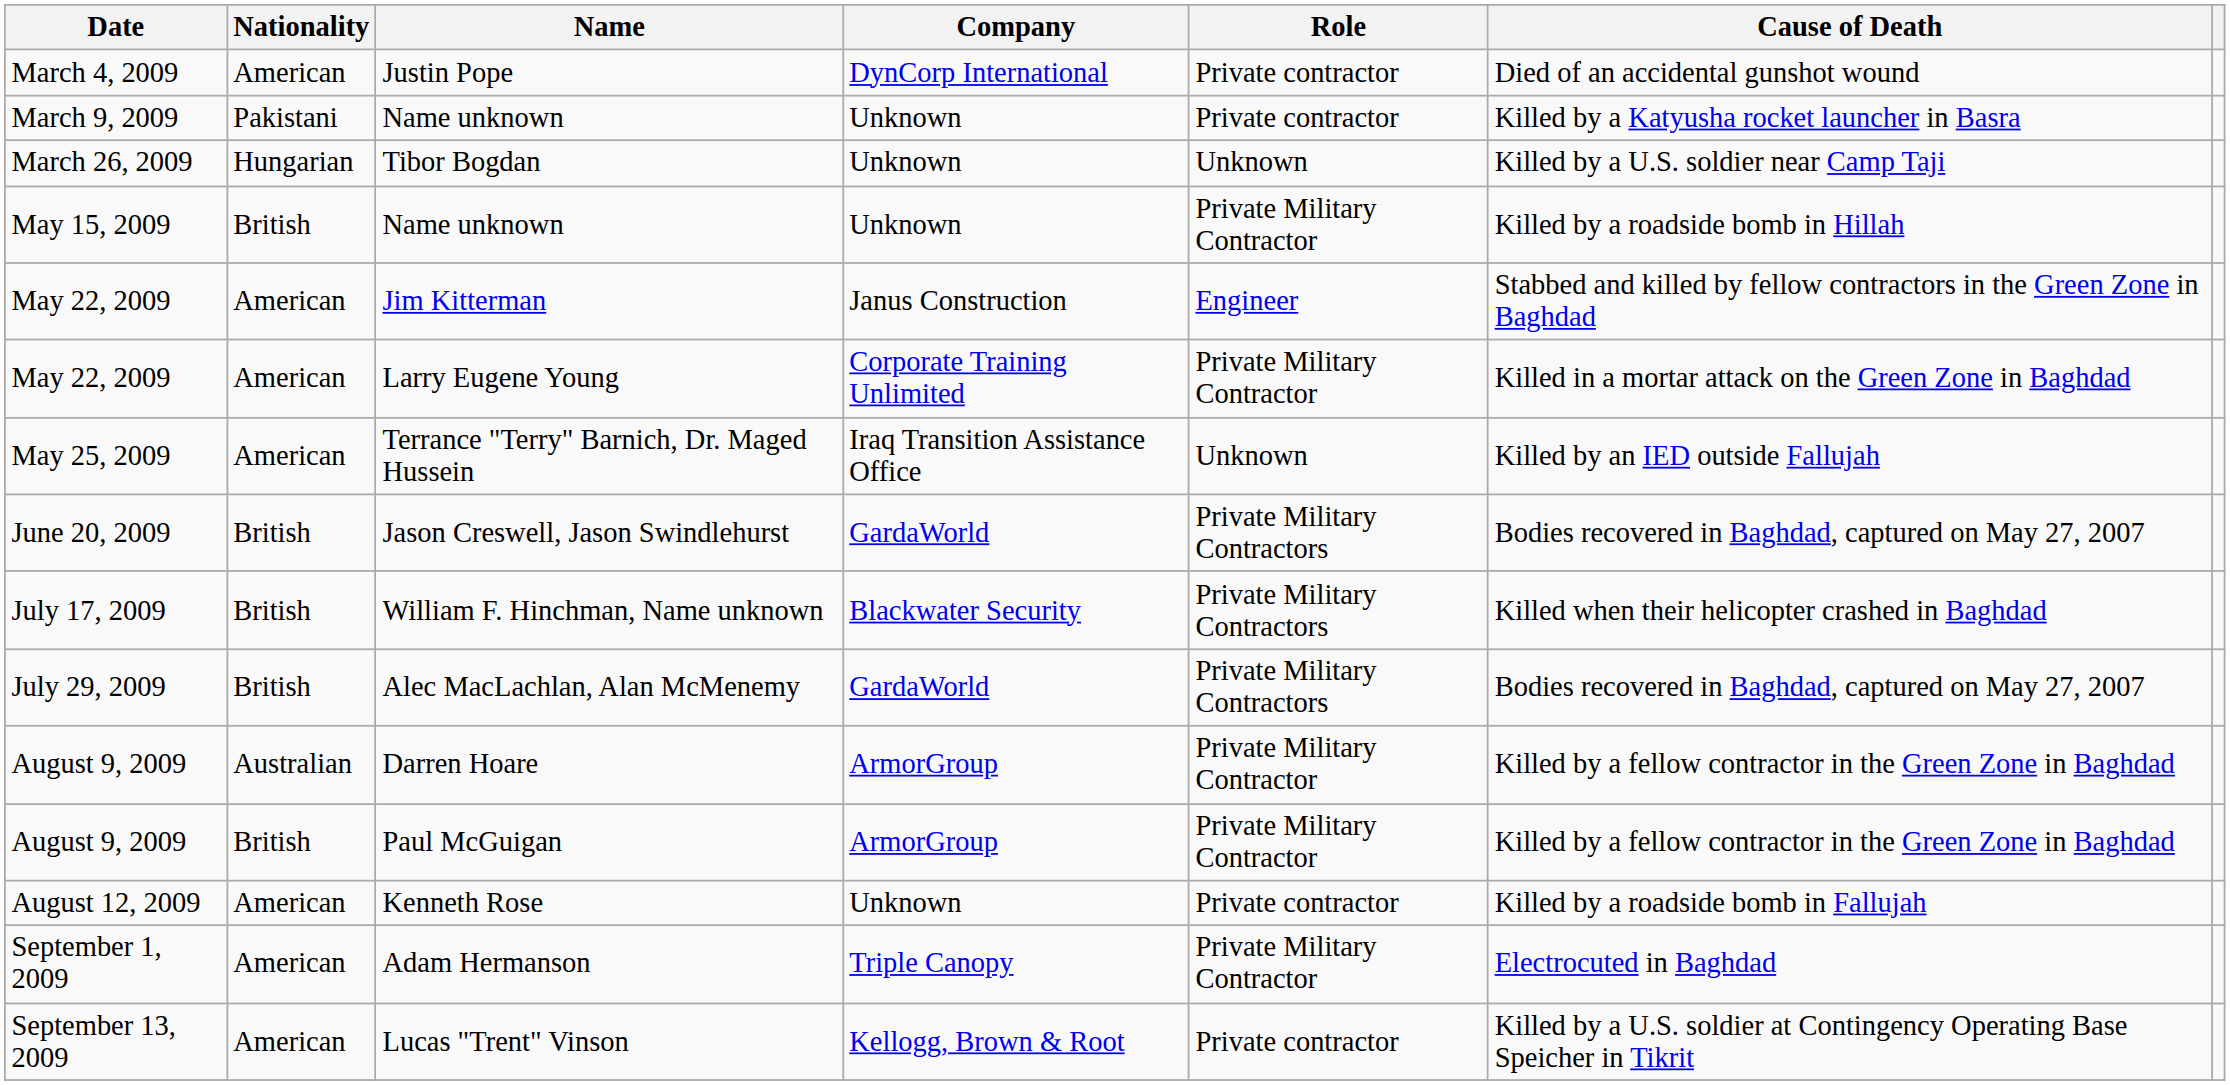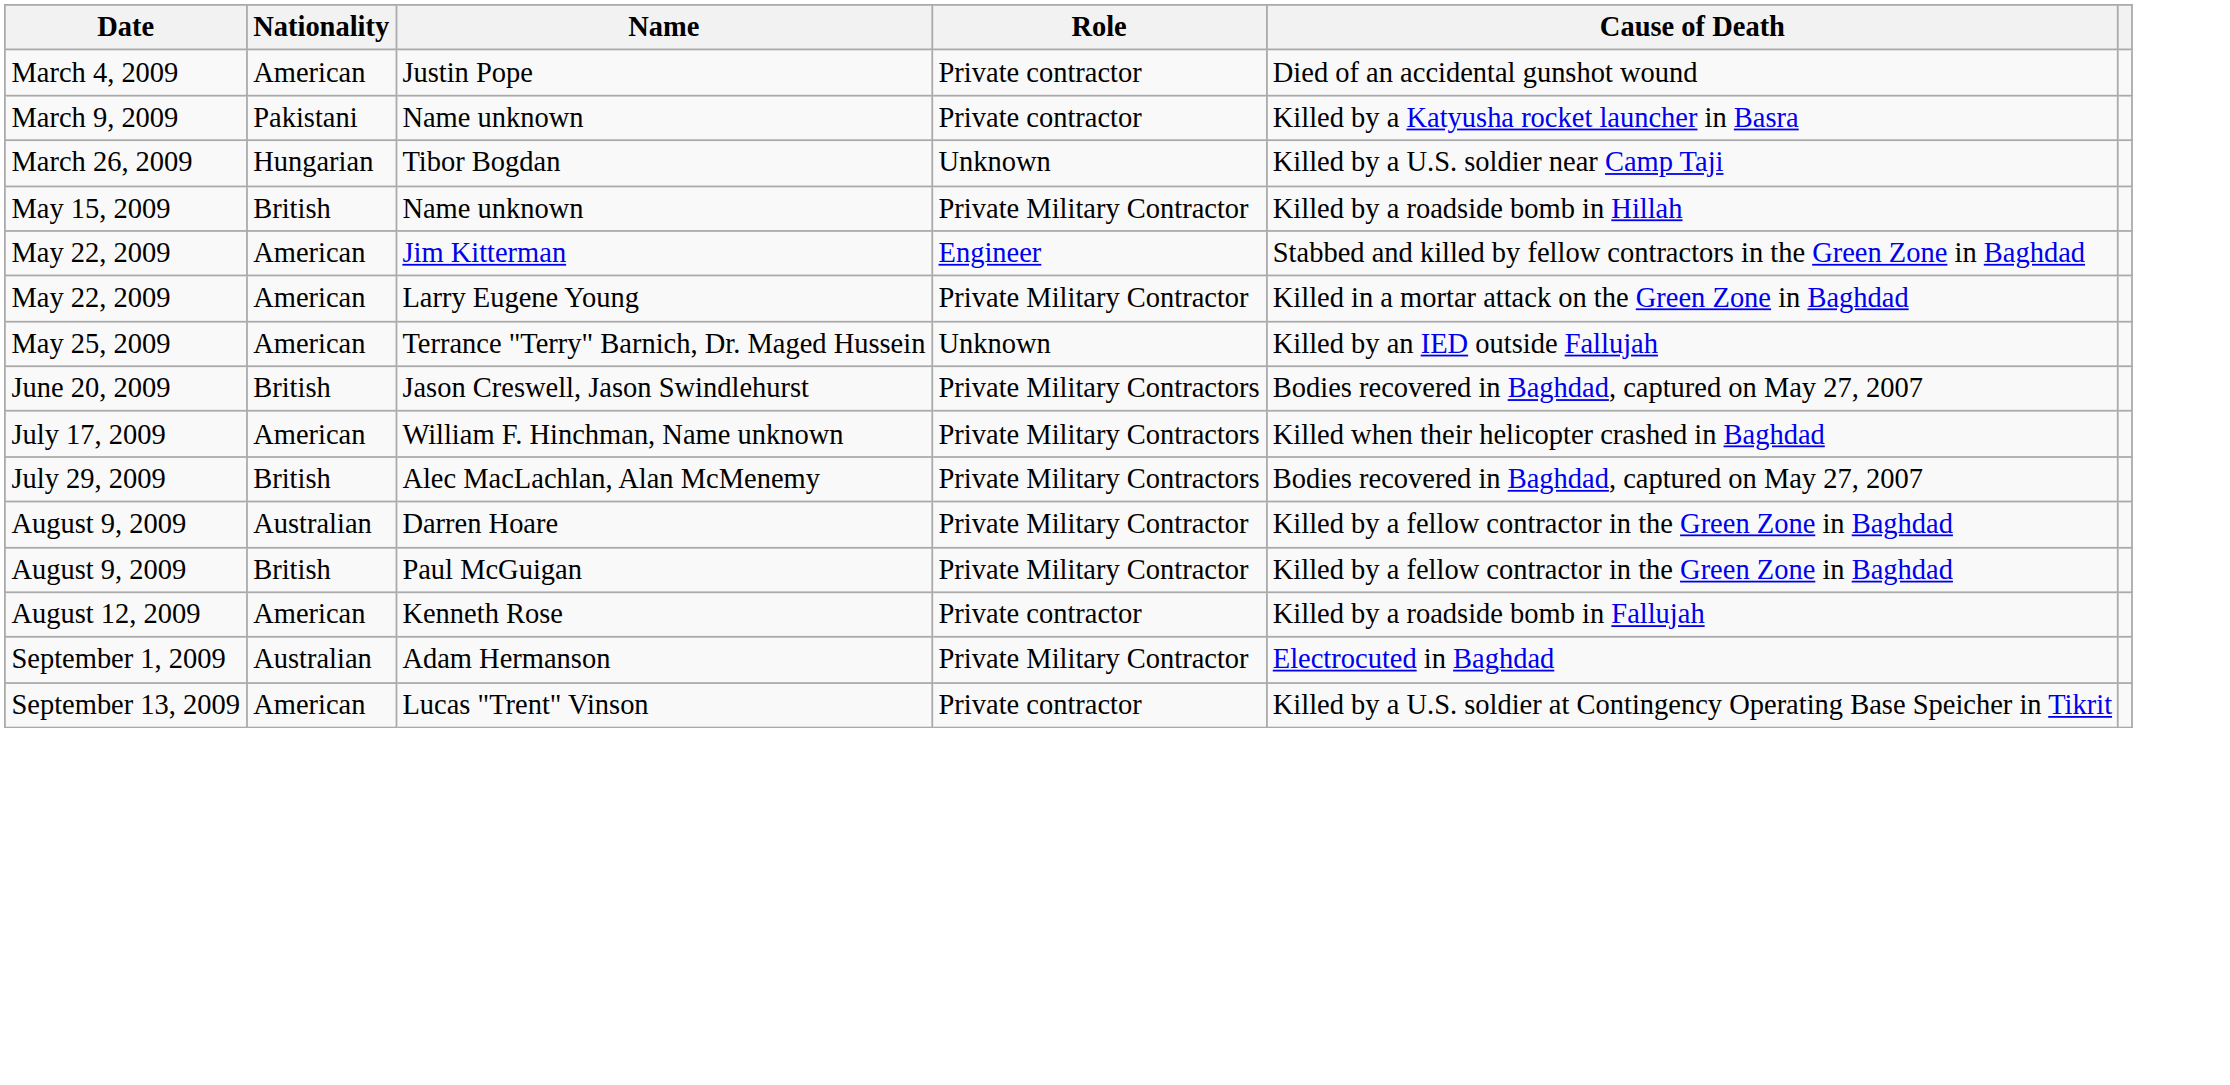- column: (1016, 27)
(272, 609) British -> (309, 433) American
(289, 963) American -> (312, 659) Australian
